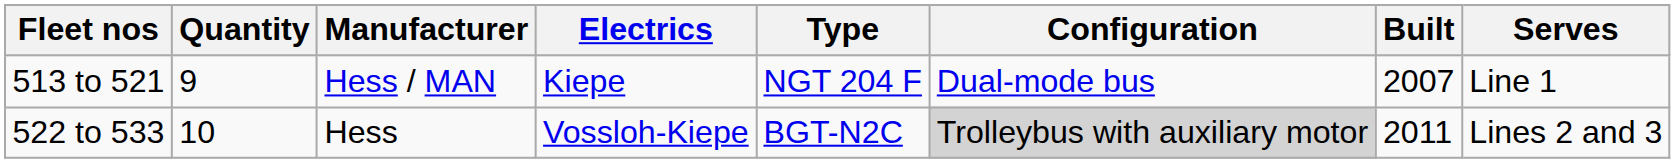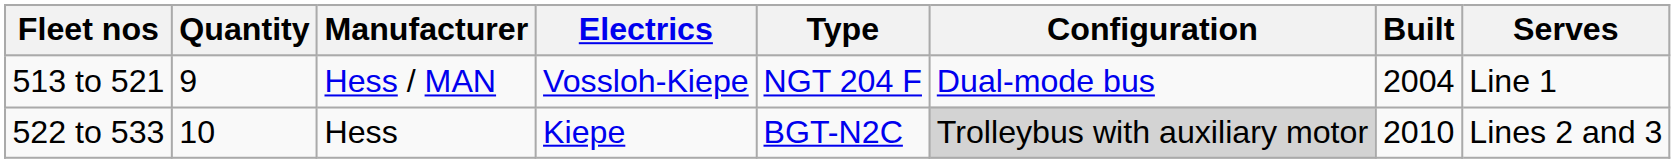(584, 81) Kiepe -> (646, 81) Vossloh-Kiepe
(1419, 81) 2007 -> (1419, 81) 2004
(646, 132) Vossloh-Kiepe -> (584, 132) Kiepe
(1418, 132) 2011 -> (1419, 132) 2010
